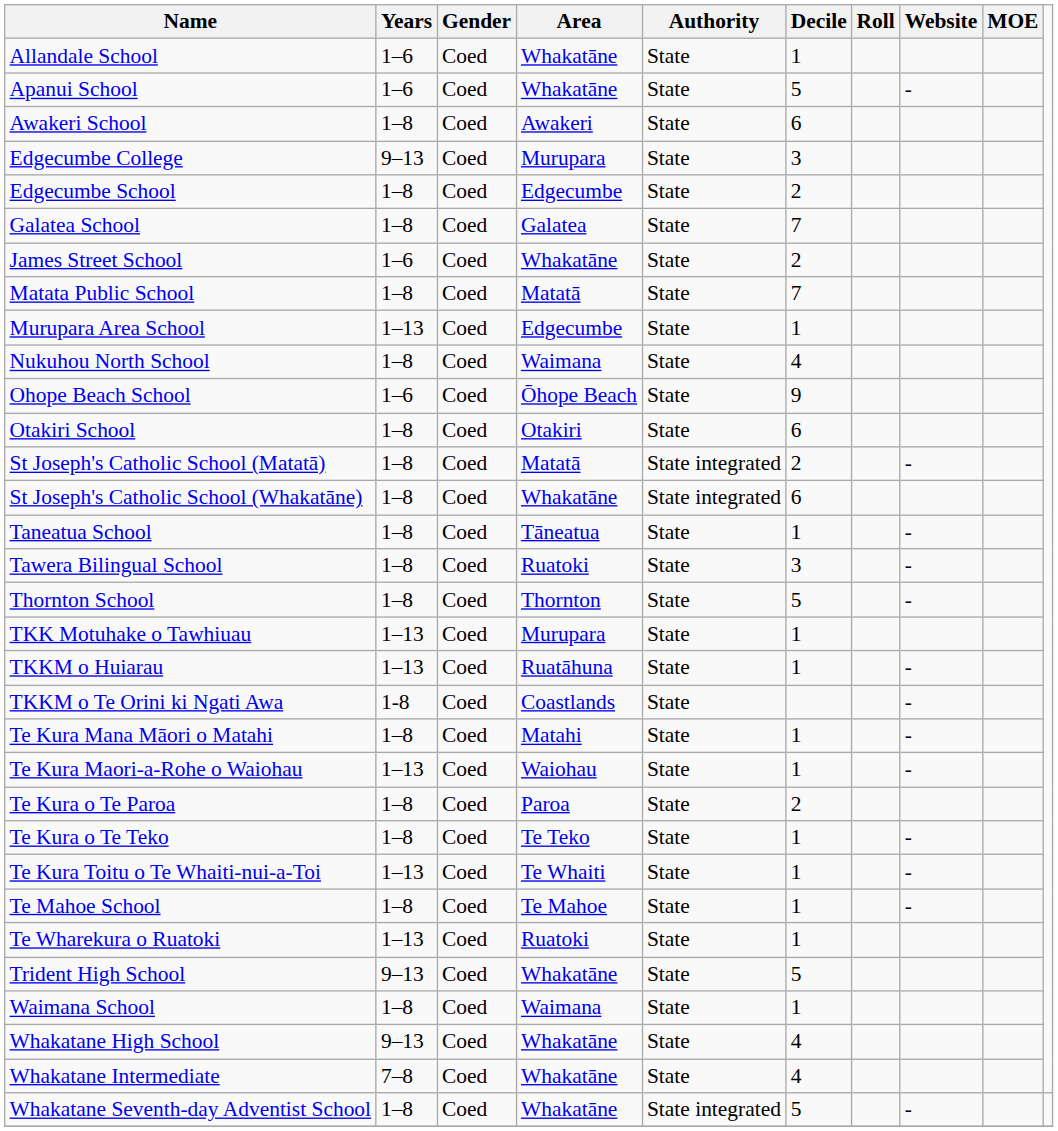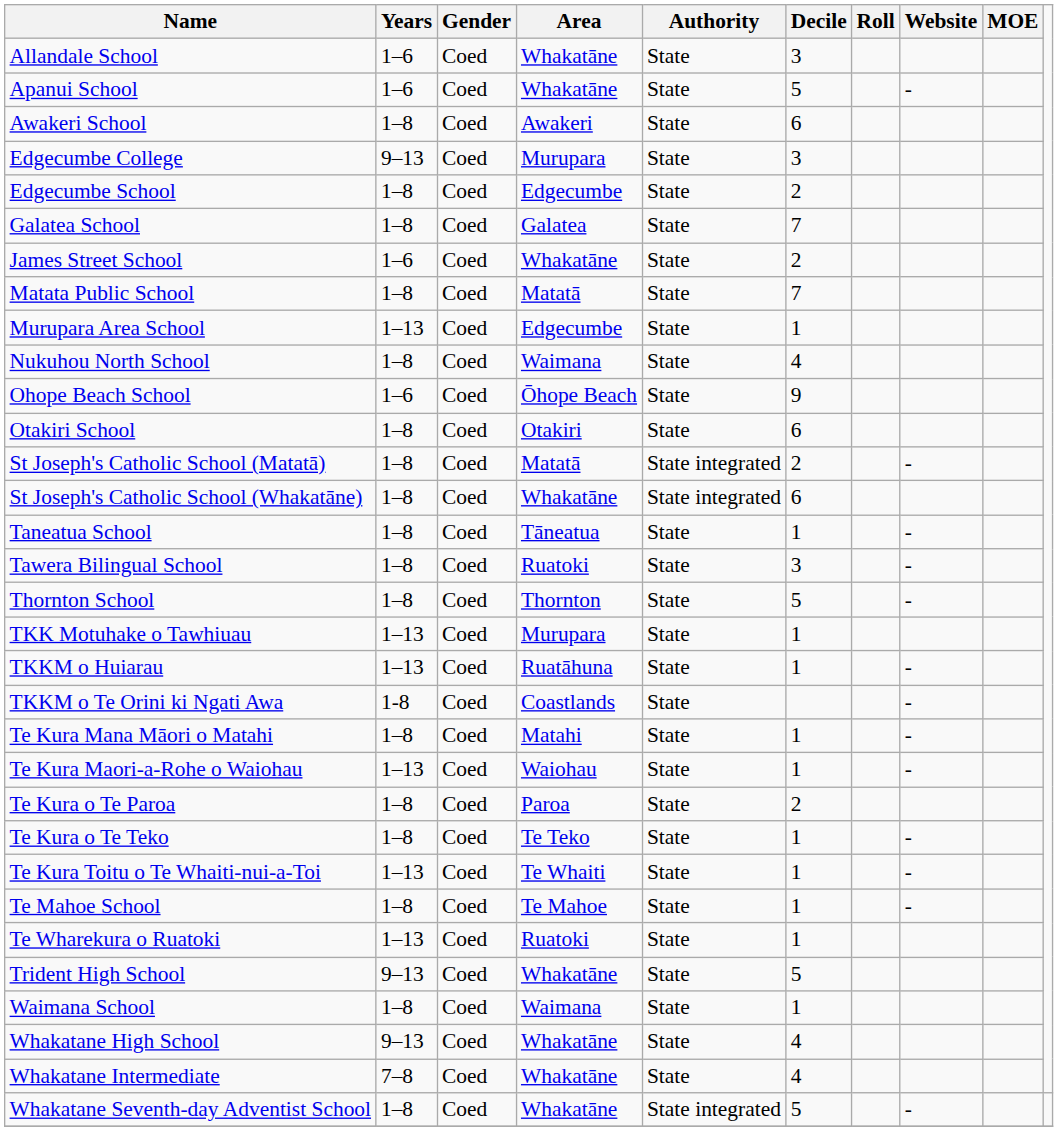(796, 55) 1 -> (796, 55) 3
